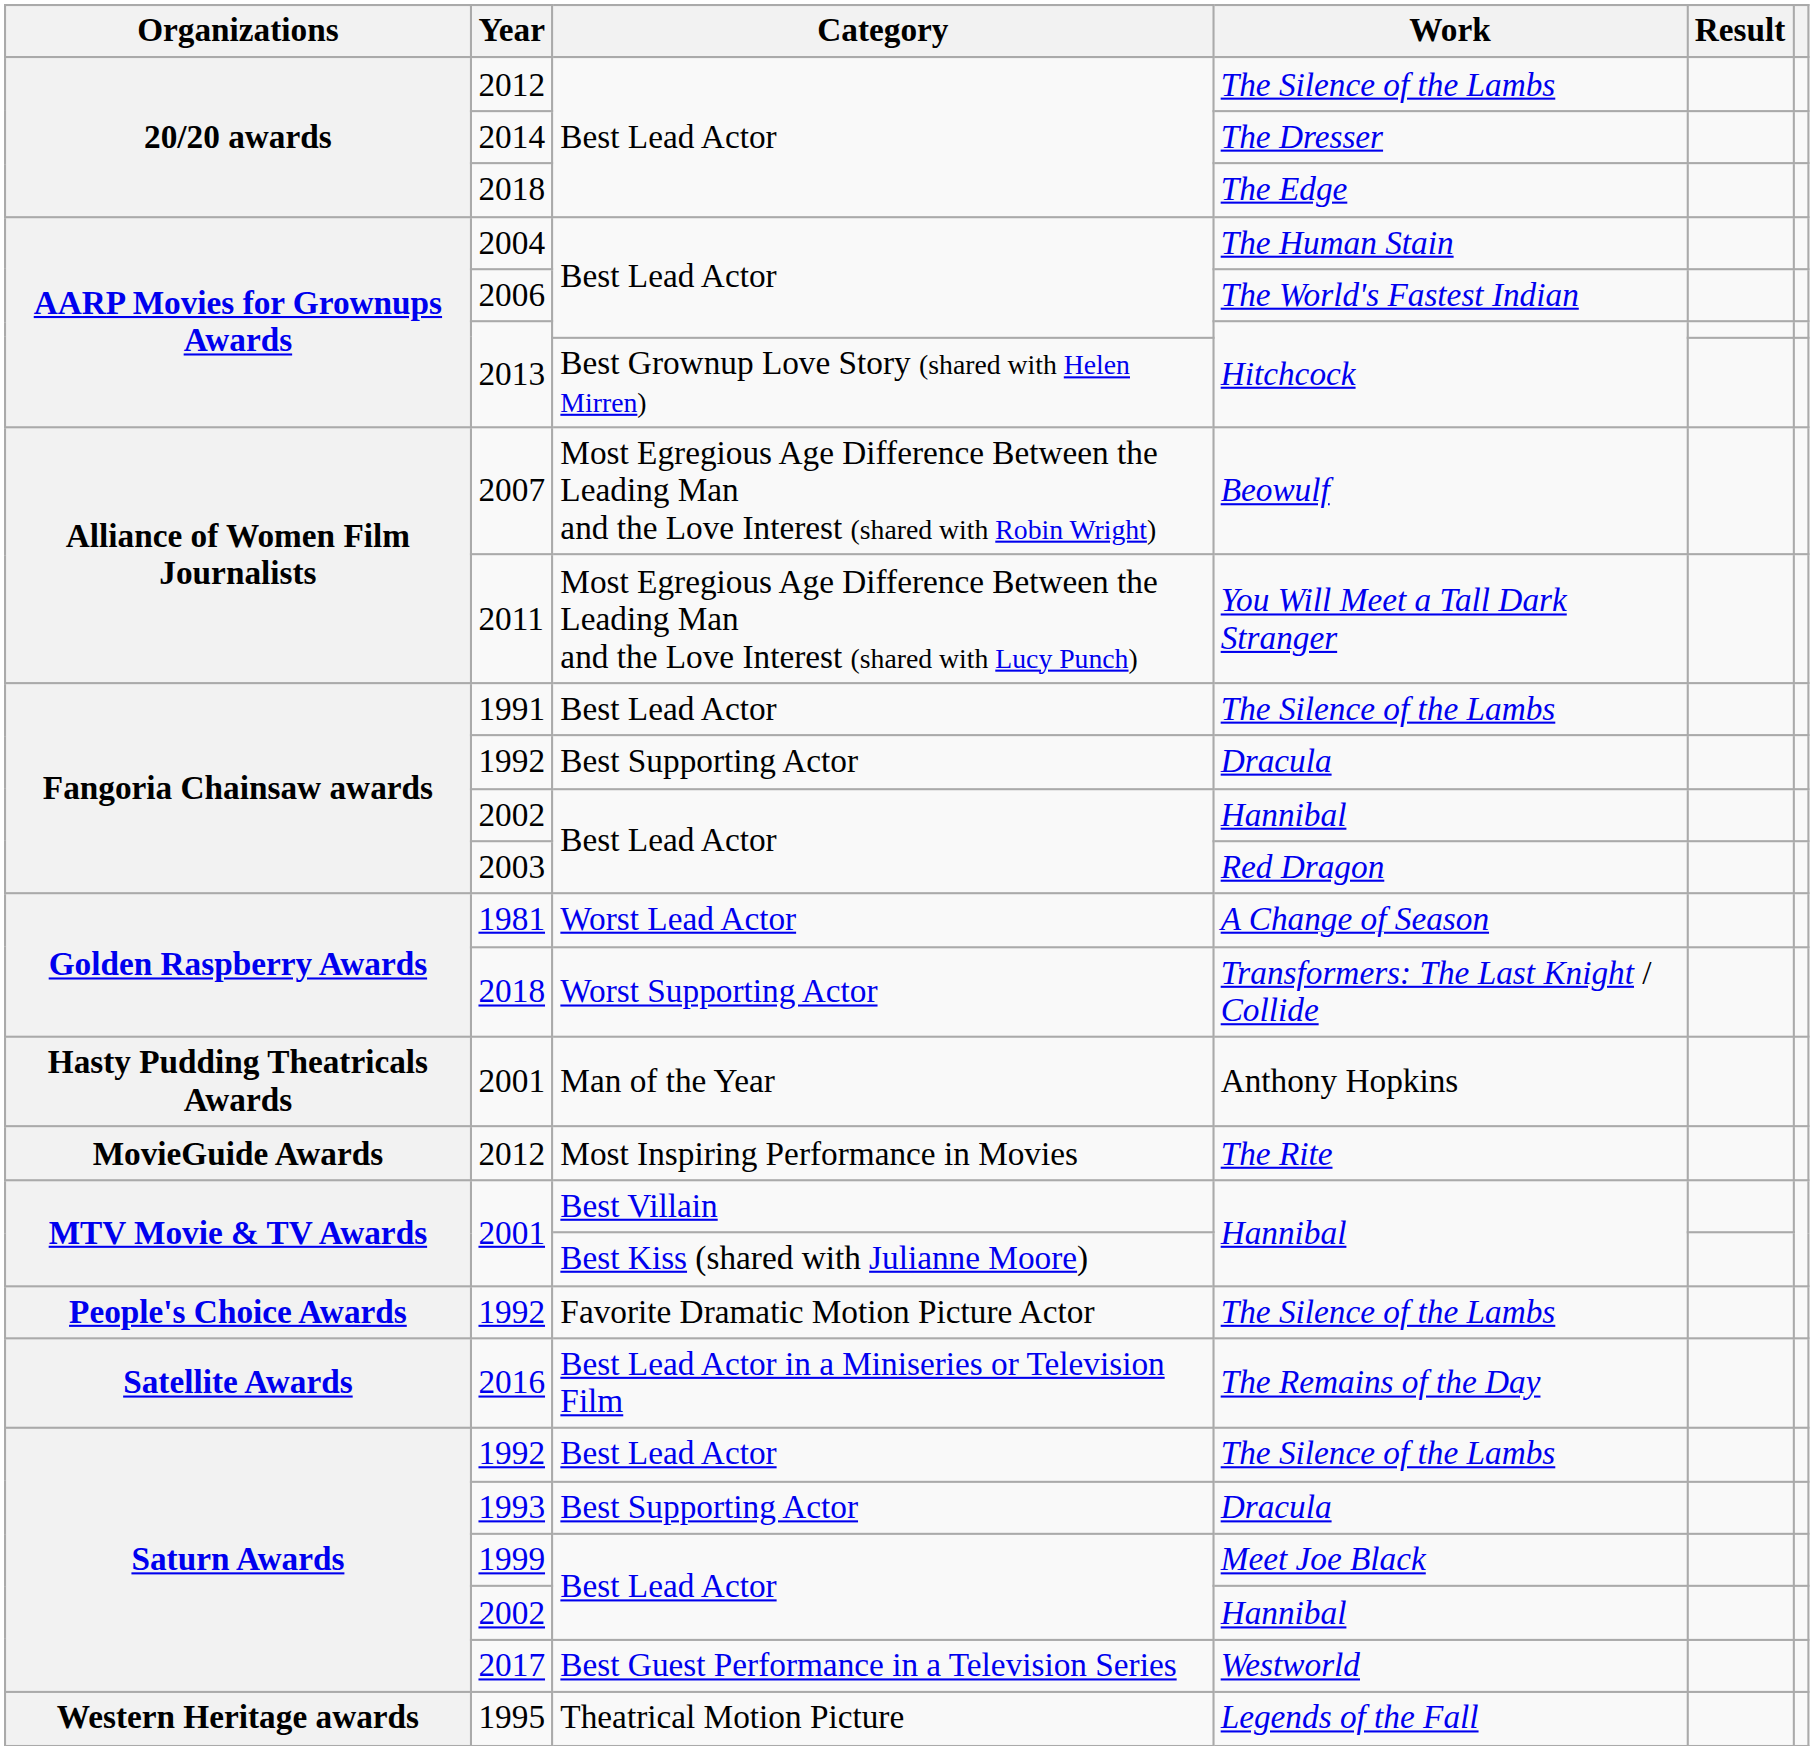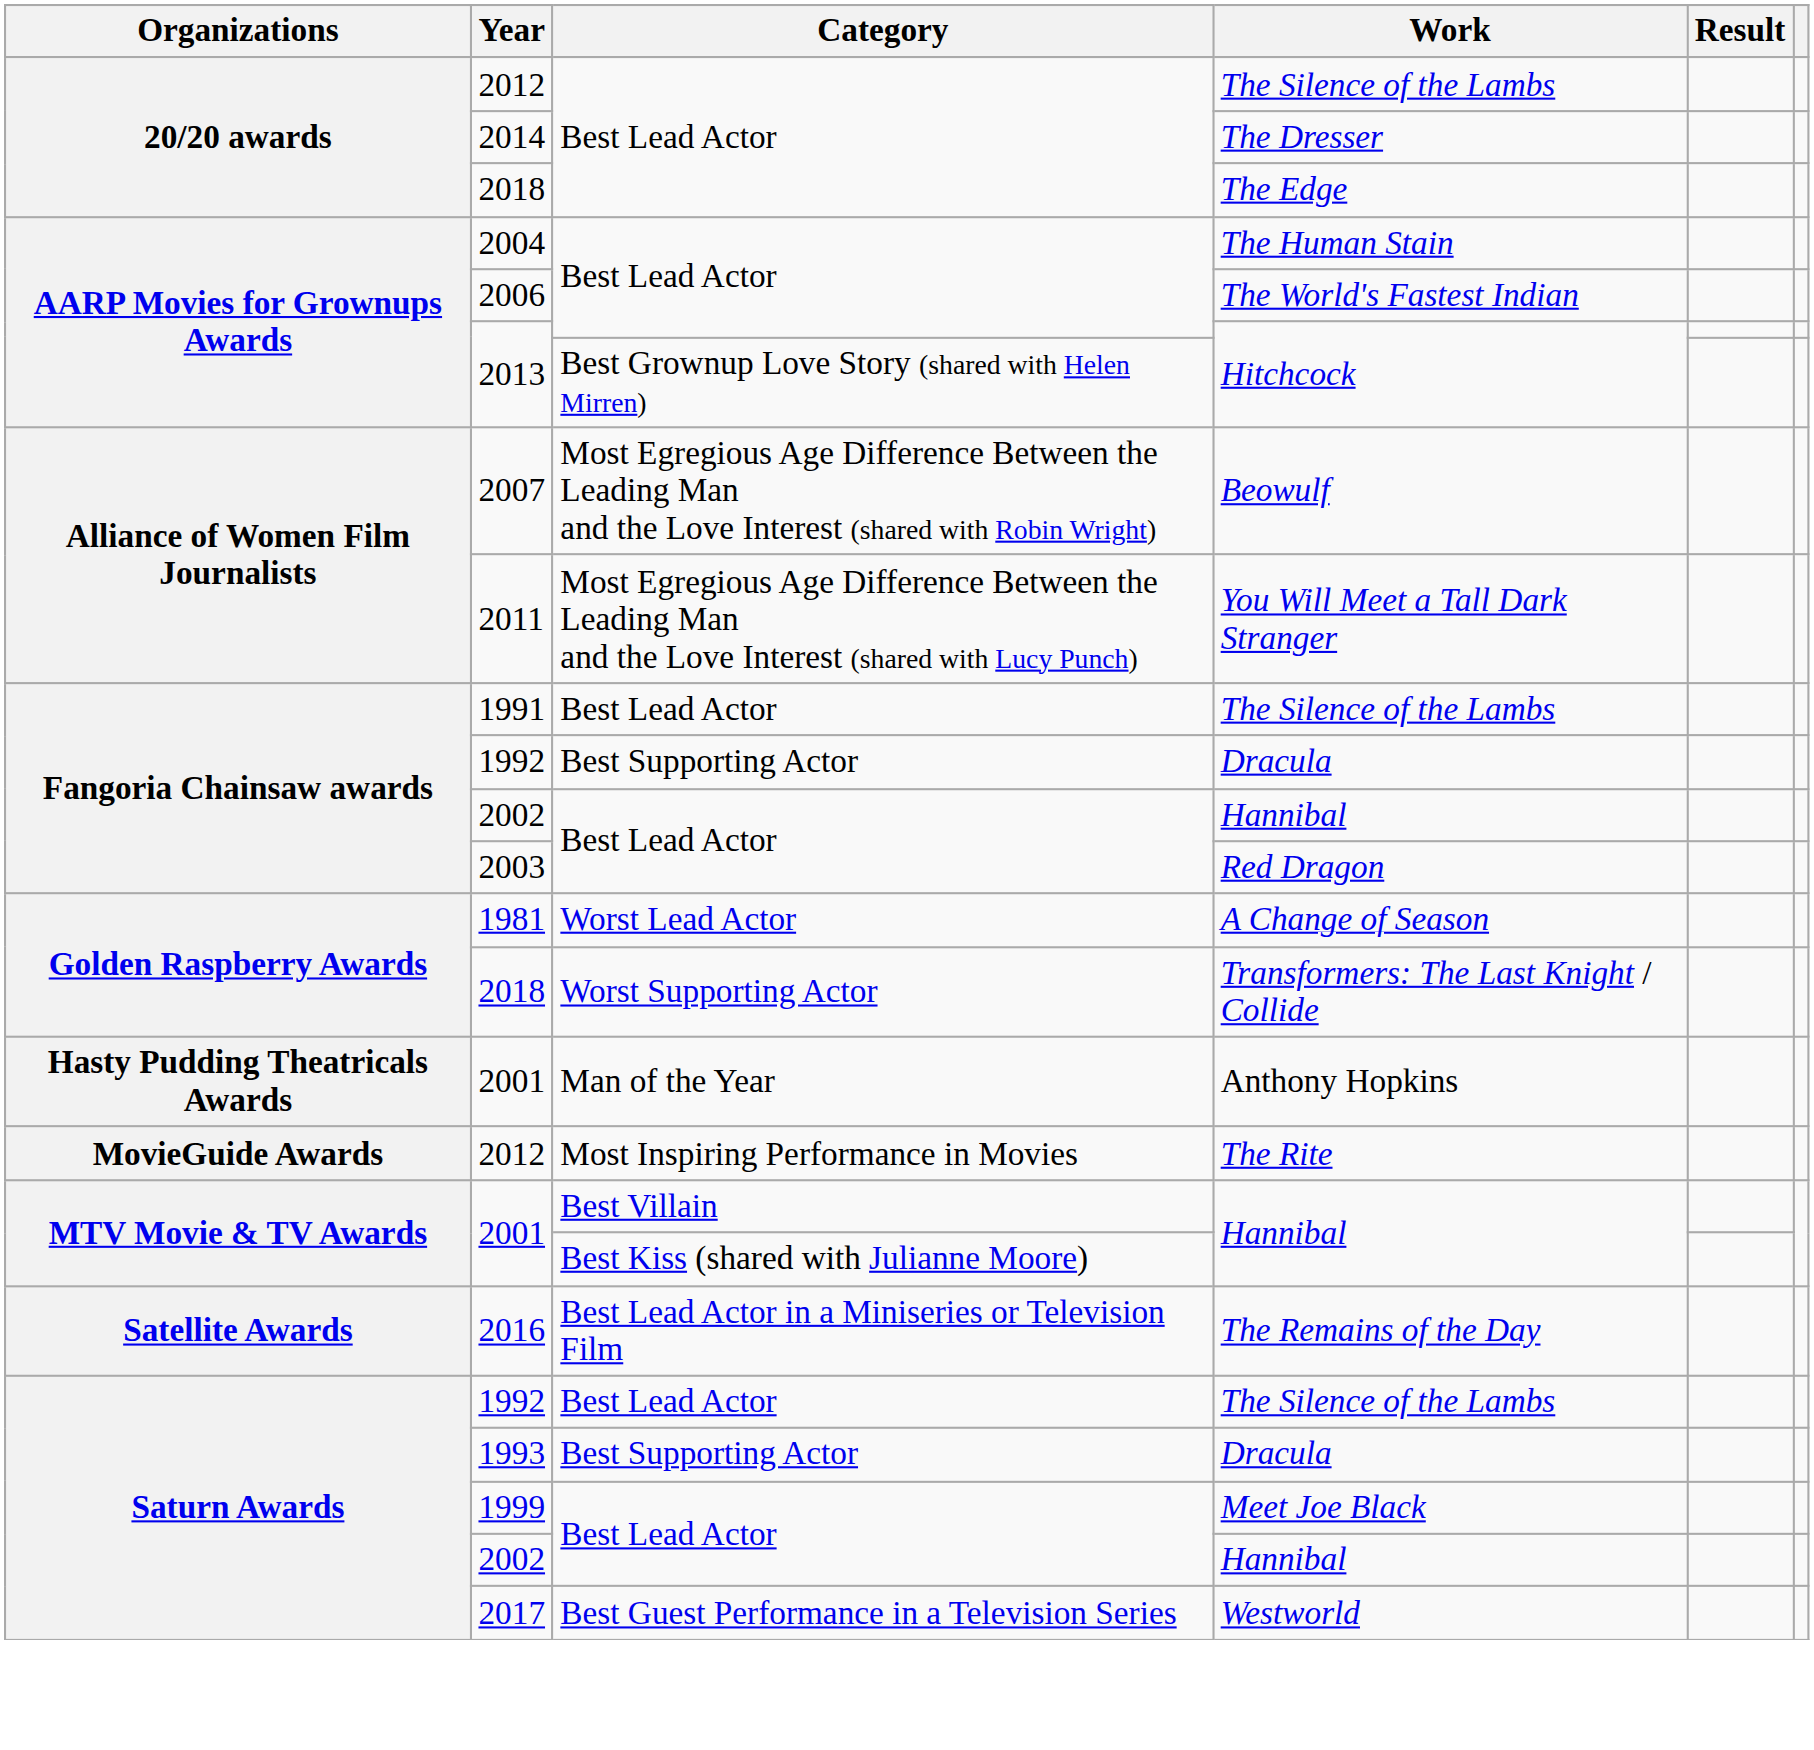- row: (512, 1311)
- row: (512, 1718)
